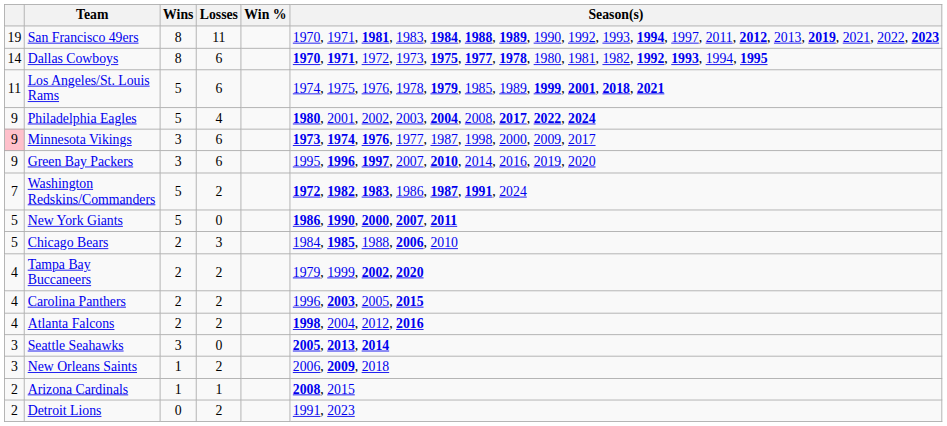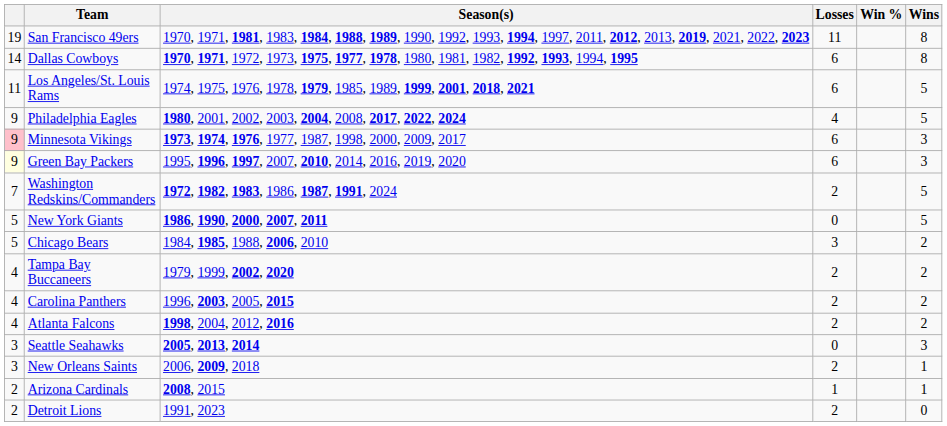columns swapped: (178, 15) <-> (616, 15)
(14, 161) no background -> (14, 161) lightyellow background
